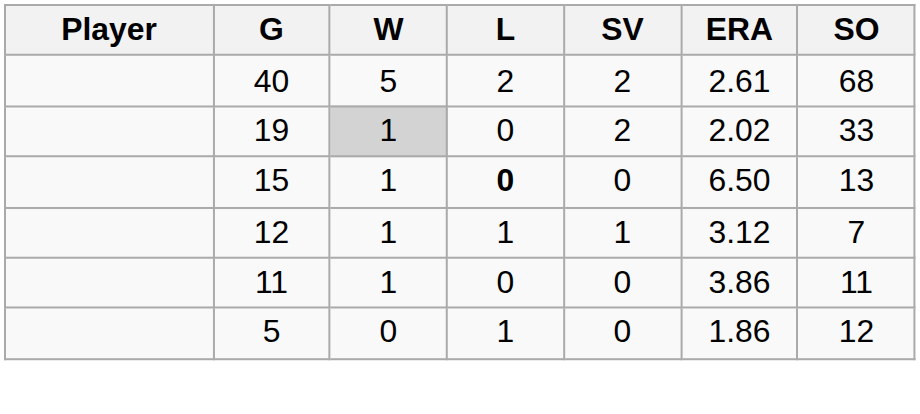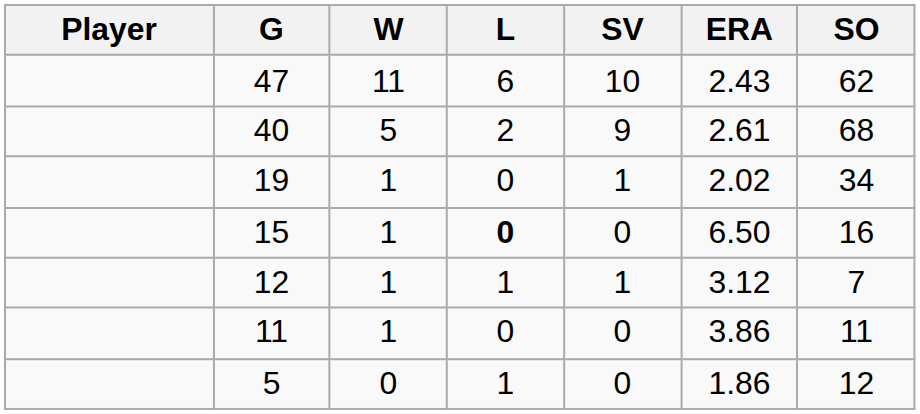+ row: (271, 80)
(622, 80) 2 -> (622, 130) 9
(388, 130) lightgrey background -> (388, 181) no background
(622, 130) 2 -> (622, 181) 1
(856, 130) 33 -> (856, 181) 34
(856, 181) 13 -> (856, 231) 16
